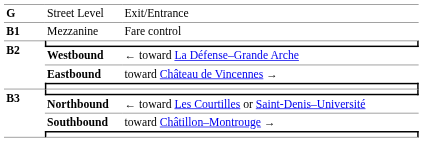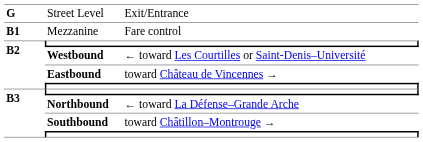(212, 55) ← toward La Défense–Grande Arche -> (245, 55) ← toward Les Courtilles or Saint-Denis–Université
(245, 104) ← toward Les Courtilles or Saint-Denis–Université -> (212, 104) ← toward La Défense–Grande Arche
